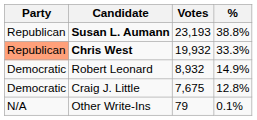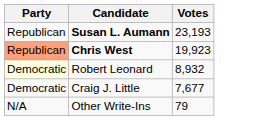- column: (233, 13)
(193, 50) 19,932 -> (193, 50) 19,923
(37, 69) no background -> (37, 69) lightyellow background
(190, 87) 7,675 -> (190, 87) 7,677
